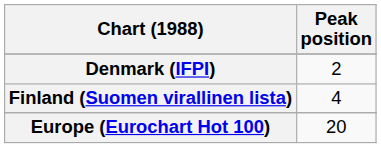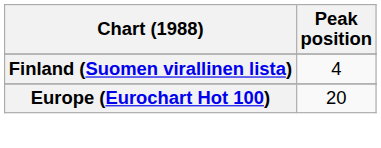- row: (150, 68)
